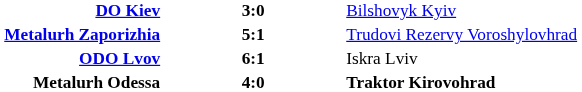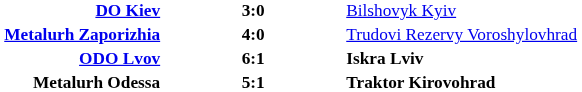(253, 34) 5:1 -> (253, 34) 4:0
(382, 58) normal -> (385, 58) bold
(253, 82) 4:0 -> (253, 82) 5:1
